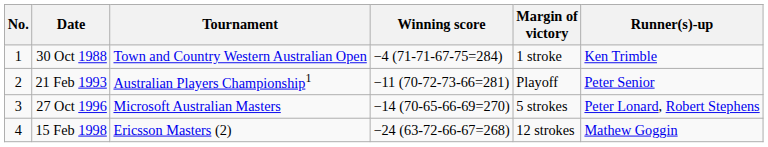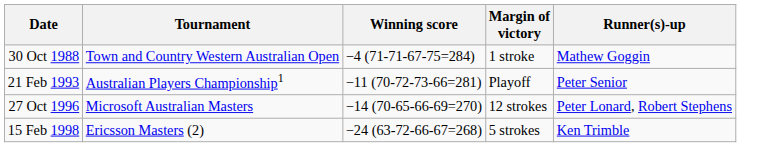- column: (18, 24)
(621, 56) Ken Trimble -> (603, 56) Mathew Goggin
(542, 106) 5 strokes -> (518, 106) 12 strokes
(545, 130) 12 strokes -> (514, 130) 5 strokes
(631, 130) Mathew Goggin -> (593, 130) Ken Trimble
